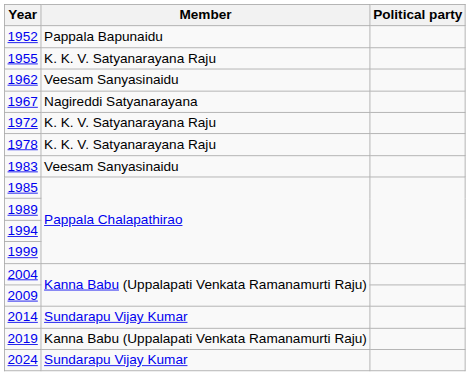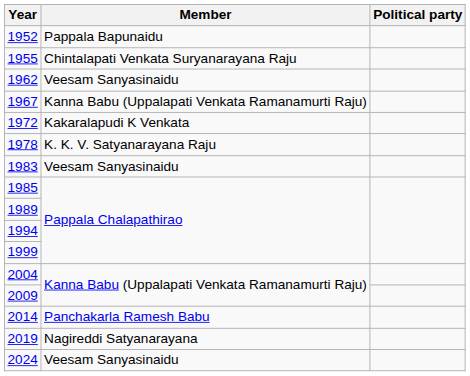(130, 58) K. K. V. Satyanarayana Raju -> (170, 58) Chintalapati Venkata Suryanarayana Raju
(121, 101) Nagireddi Satyanarayana -> (205, 101) Kanna Babu (Uppalapati Venkata Ramanamurti Raju)
(130, 123) K. K. V. Satyanarayana Raju -> (117, 123) Kakaralapudi K Venkata
(116, 317) Sundarapu Vijay Kumar -> (127, 317) Panchakarla Ramesh Babu
(205, 338) Kanna Babu (Uppalapati Venkata Ramanamurti Raju) -> (121, 338) Nagireddi Satyanarayana
(116, 360) Sundarapu Vijay Kumar -> (111, 360) Veesam Sanyasinaidu
